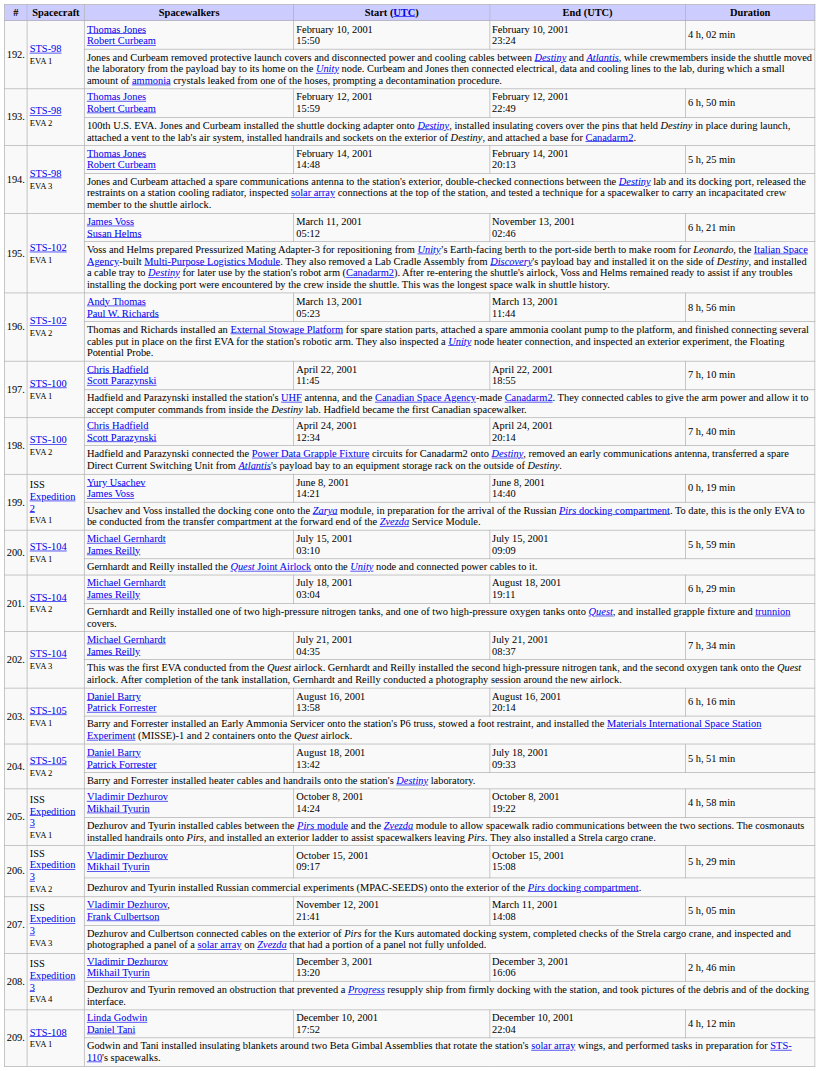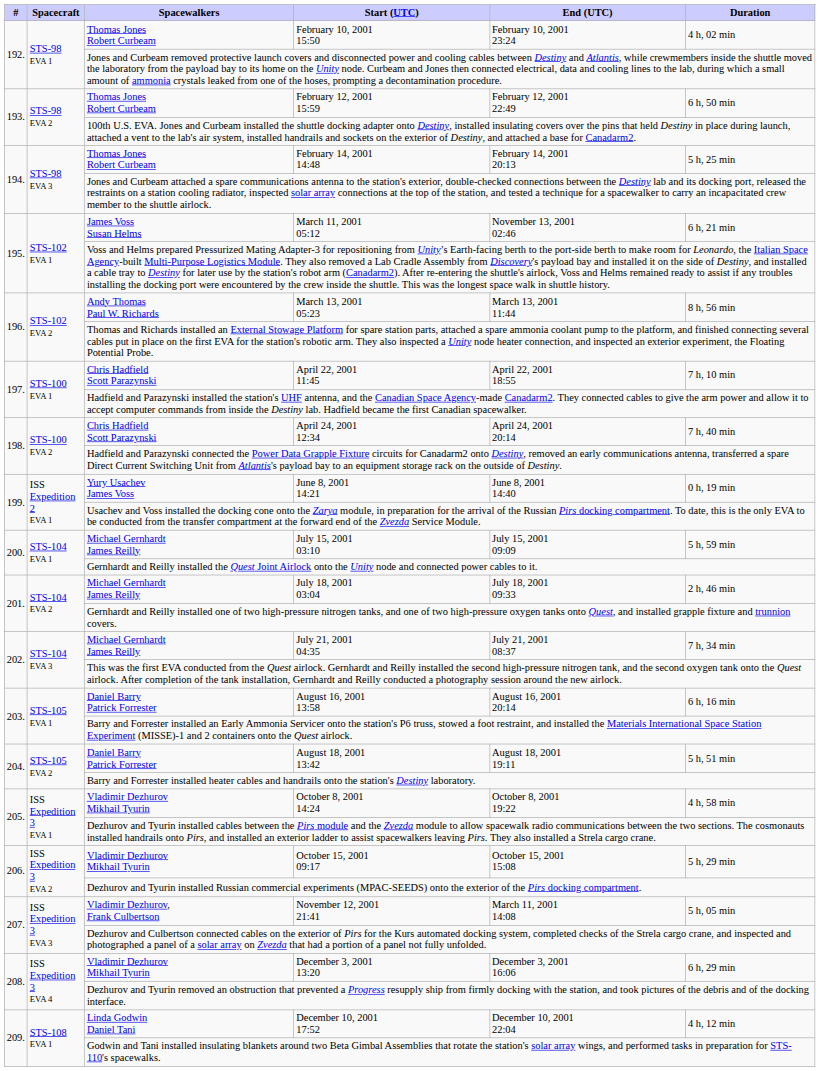(527, 589) August 18, 2001 19:11 -> (520, 589) July 18, 2001 09:33
(712, 589) 6 h, 29 min -> (712, 589) 2 h, 46 min
(520, 758) July 18, 2001 09:33 -> (527, 758) August 18, 2001 19:11
(712, 967) 2 h, 46 min -> (712, 967) 6 h, 29 min
